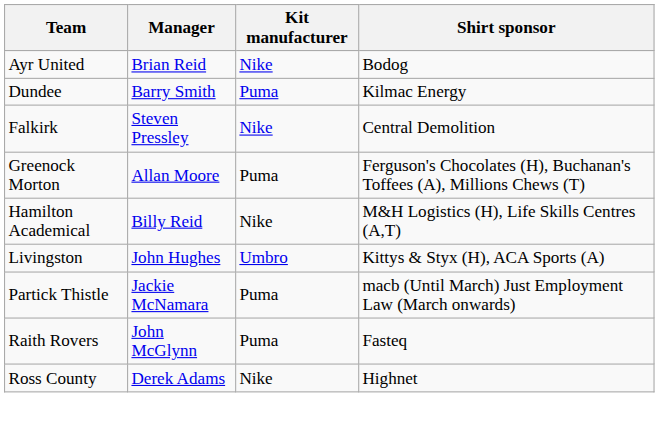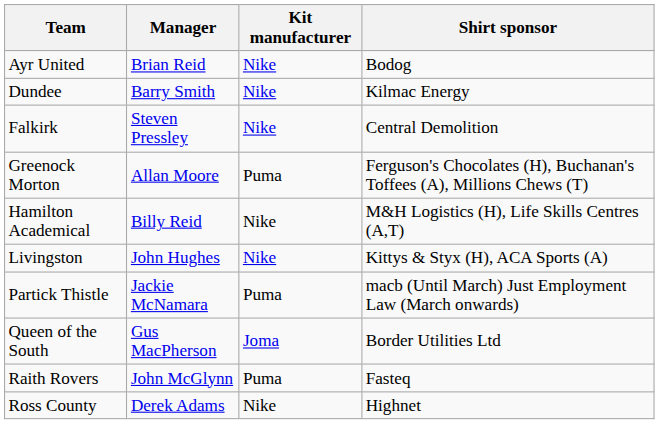(259, 91) Puma -> (260, 91) Nike
(264, 258) Umbro -> (260, 258) Nike
+ row: (53, 341)
